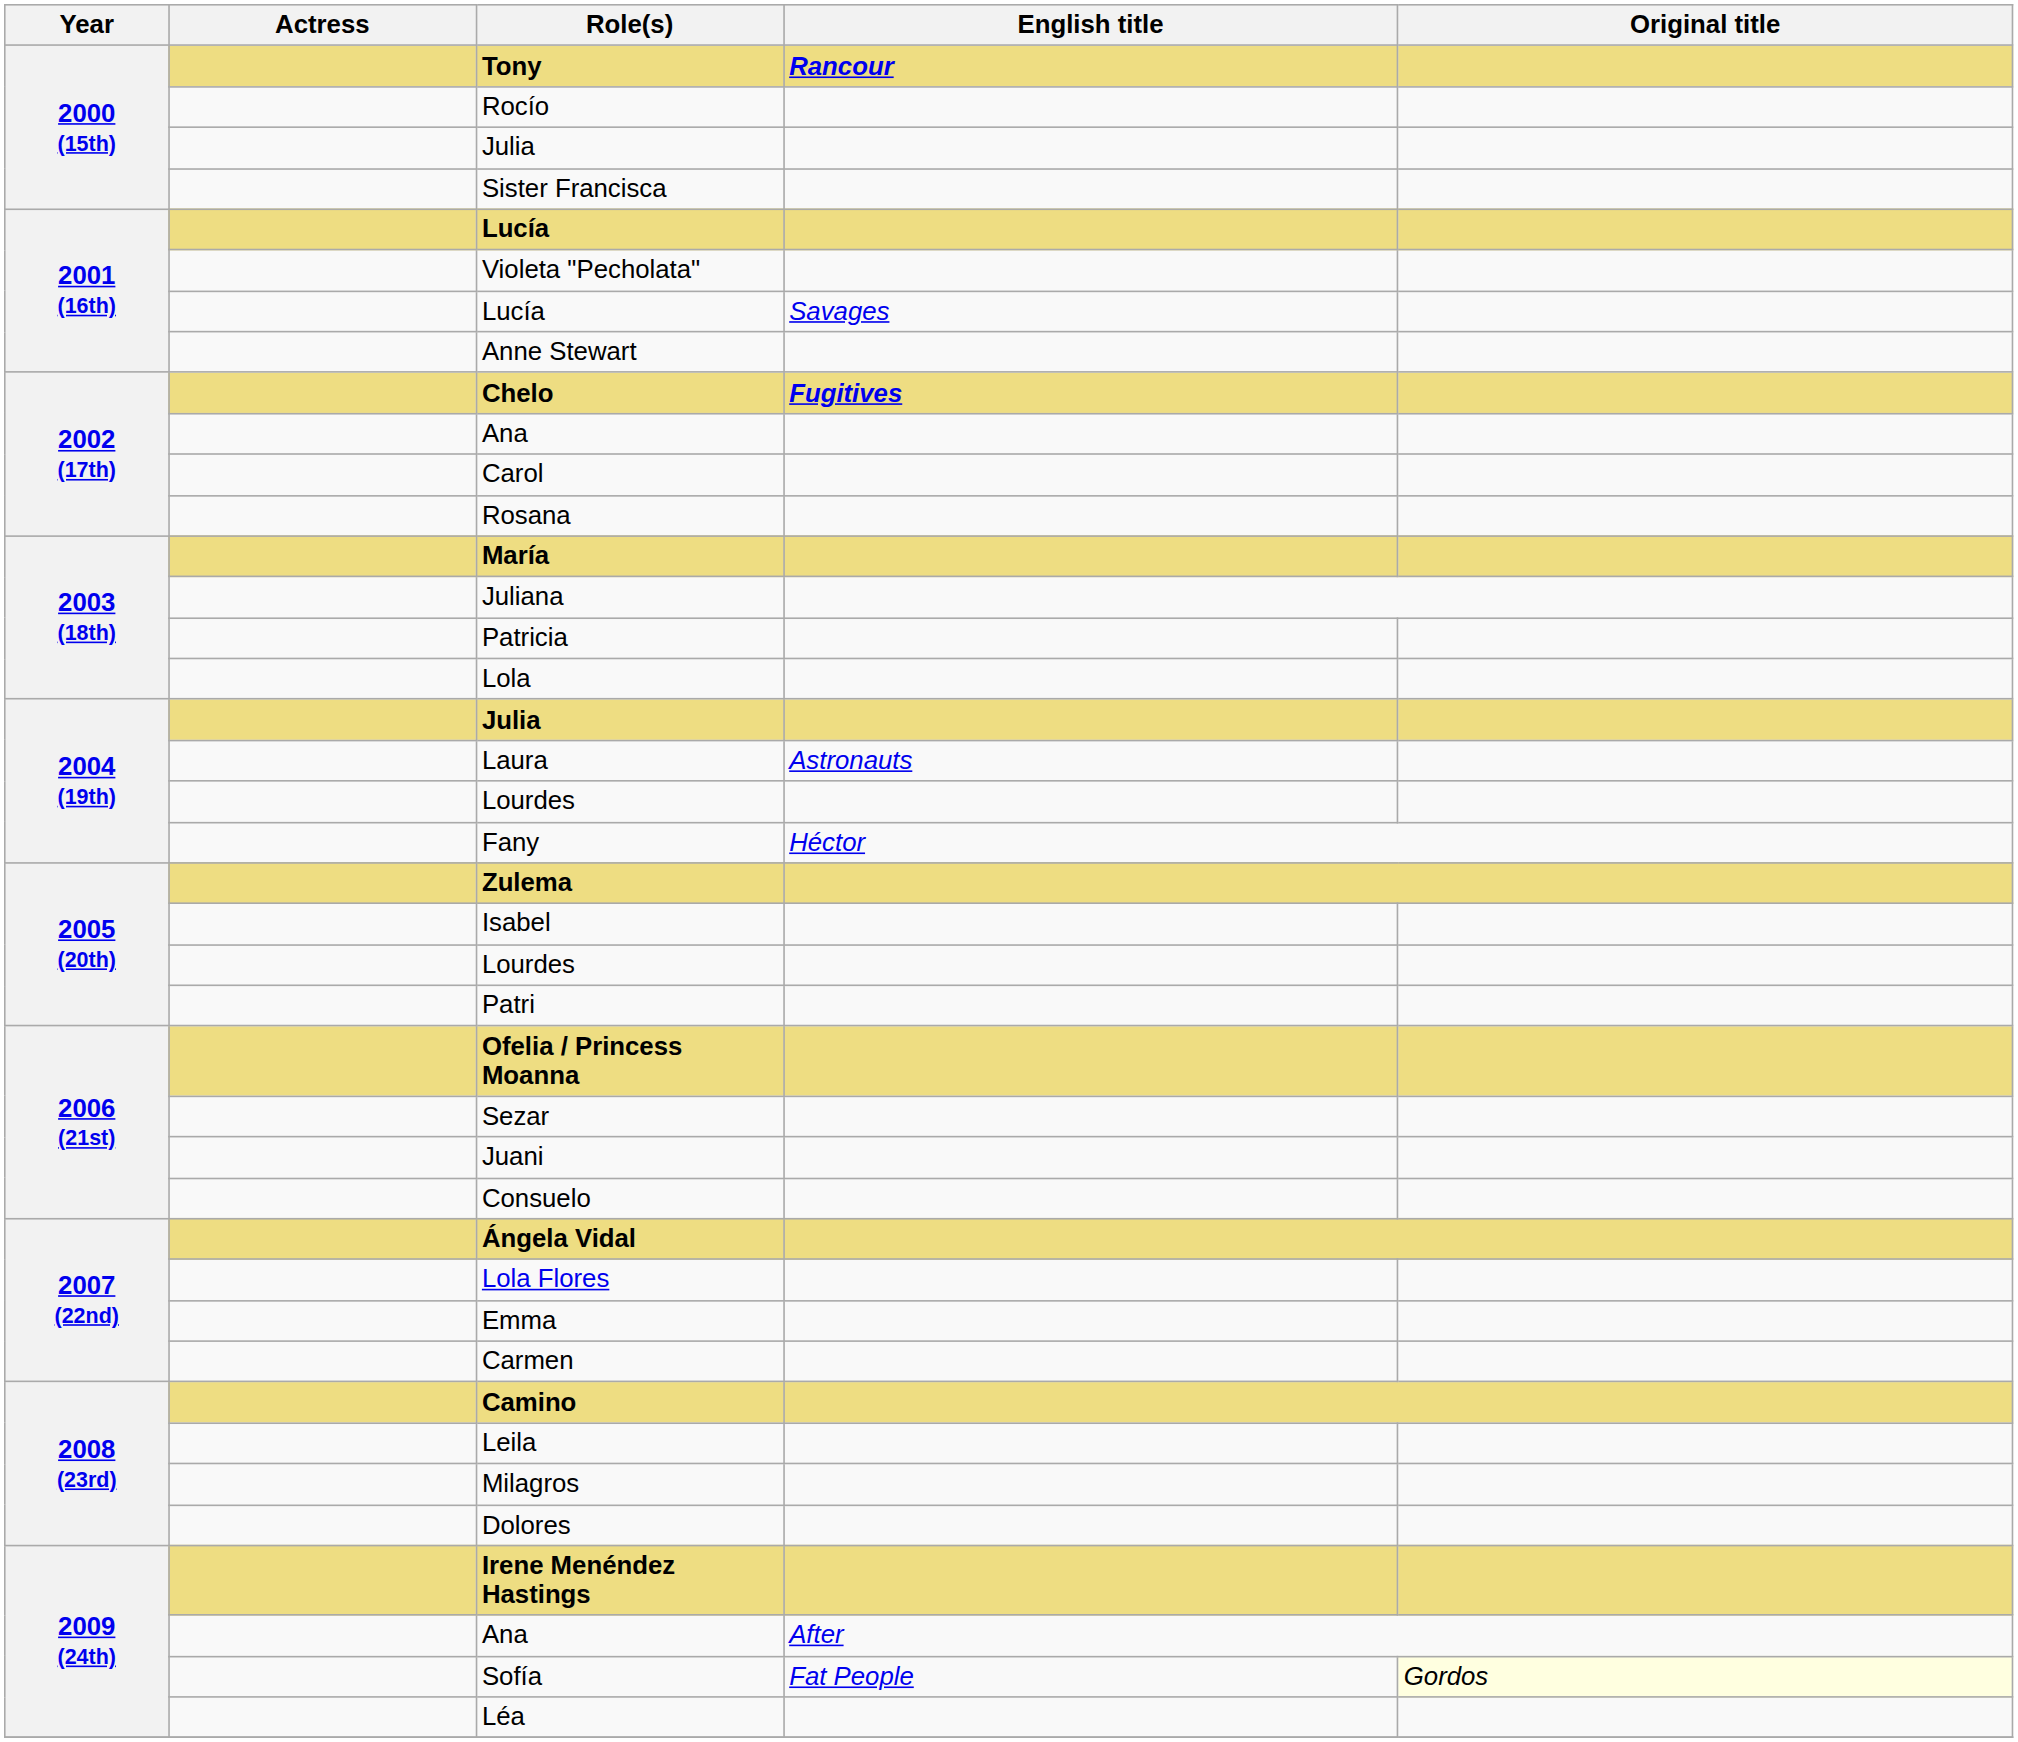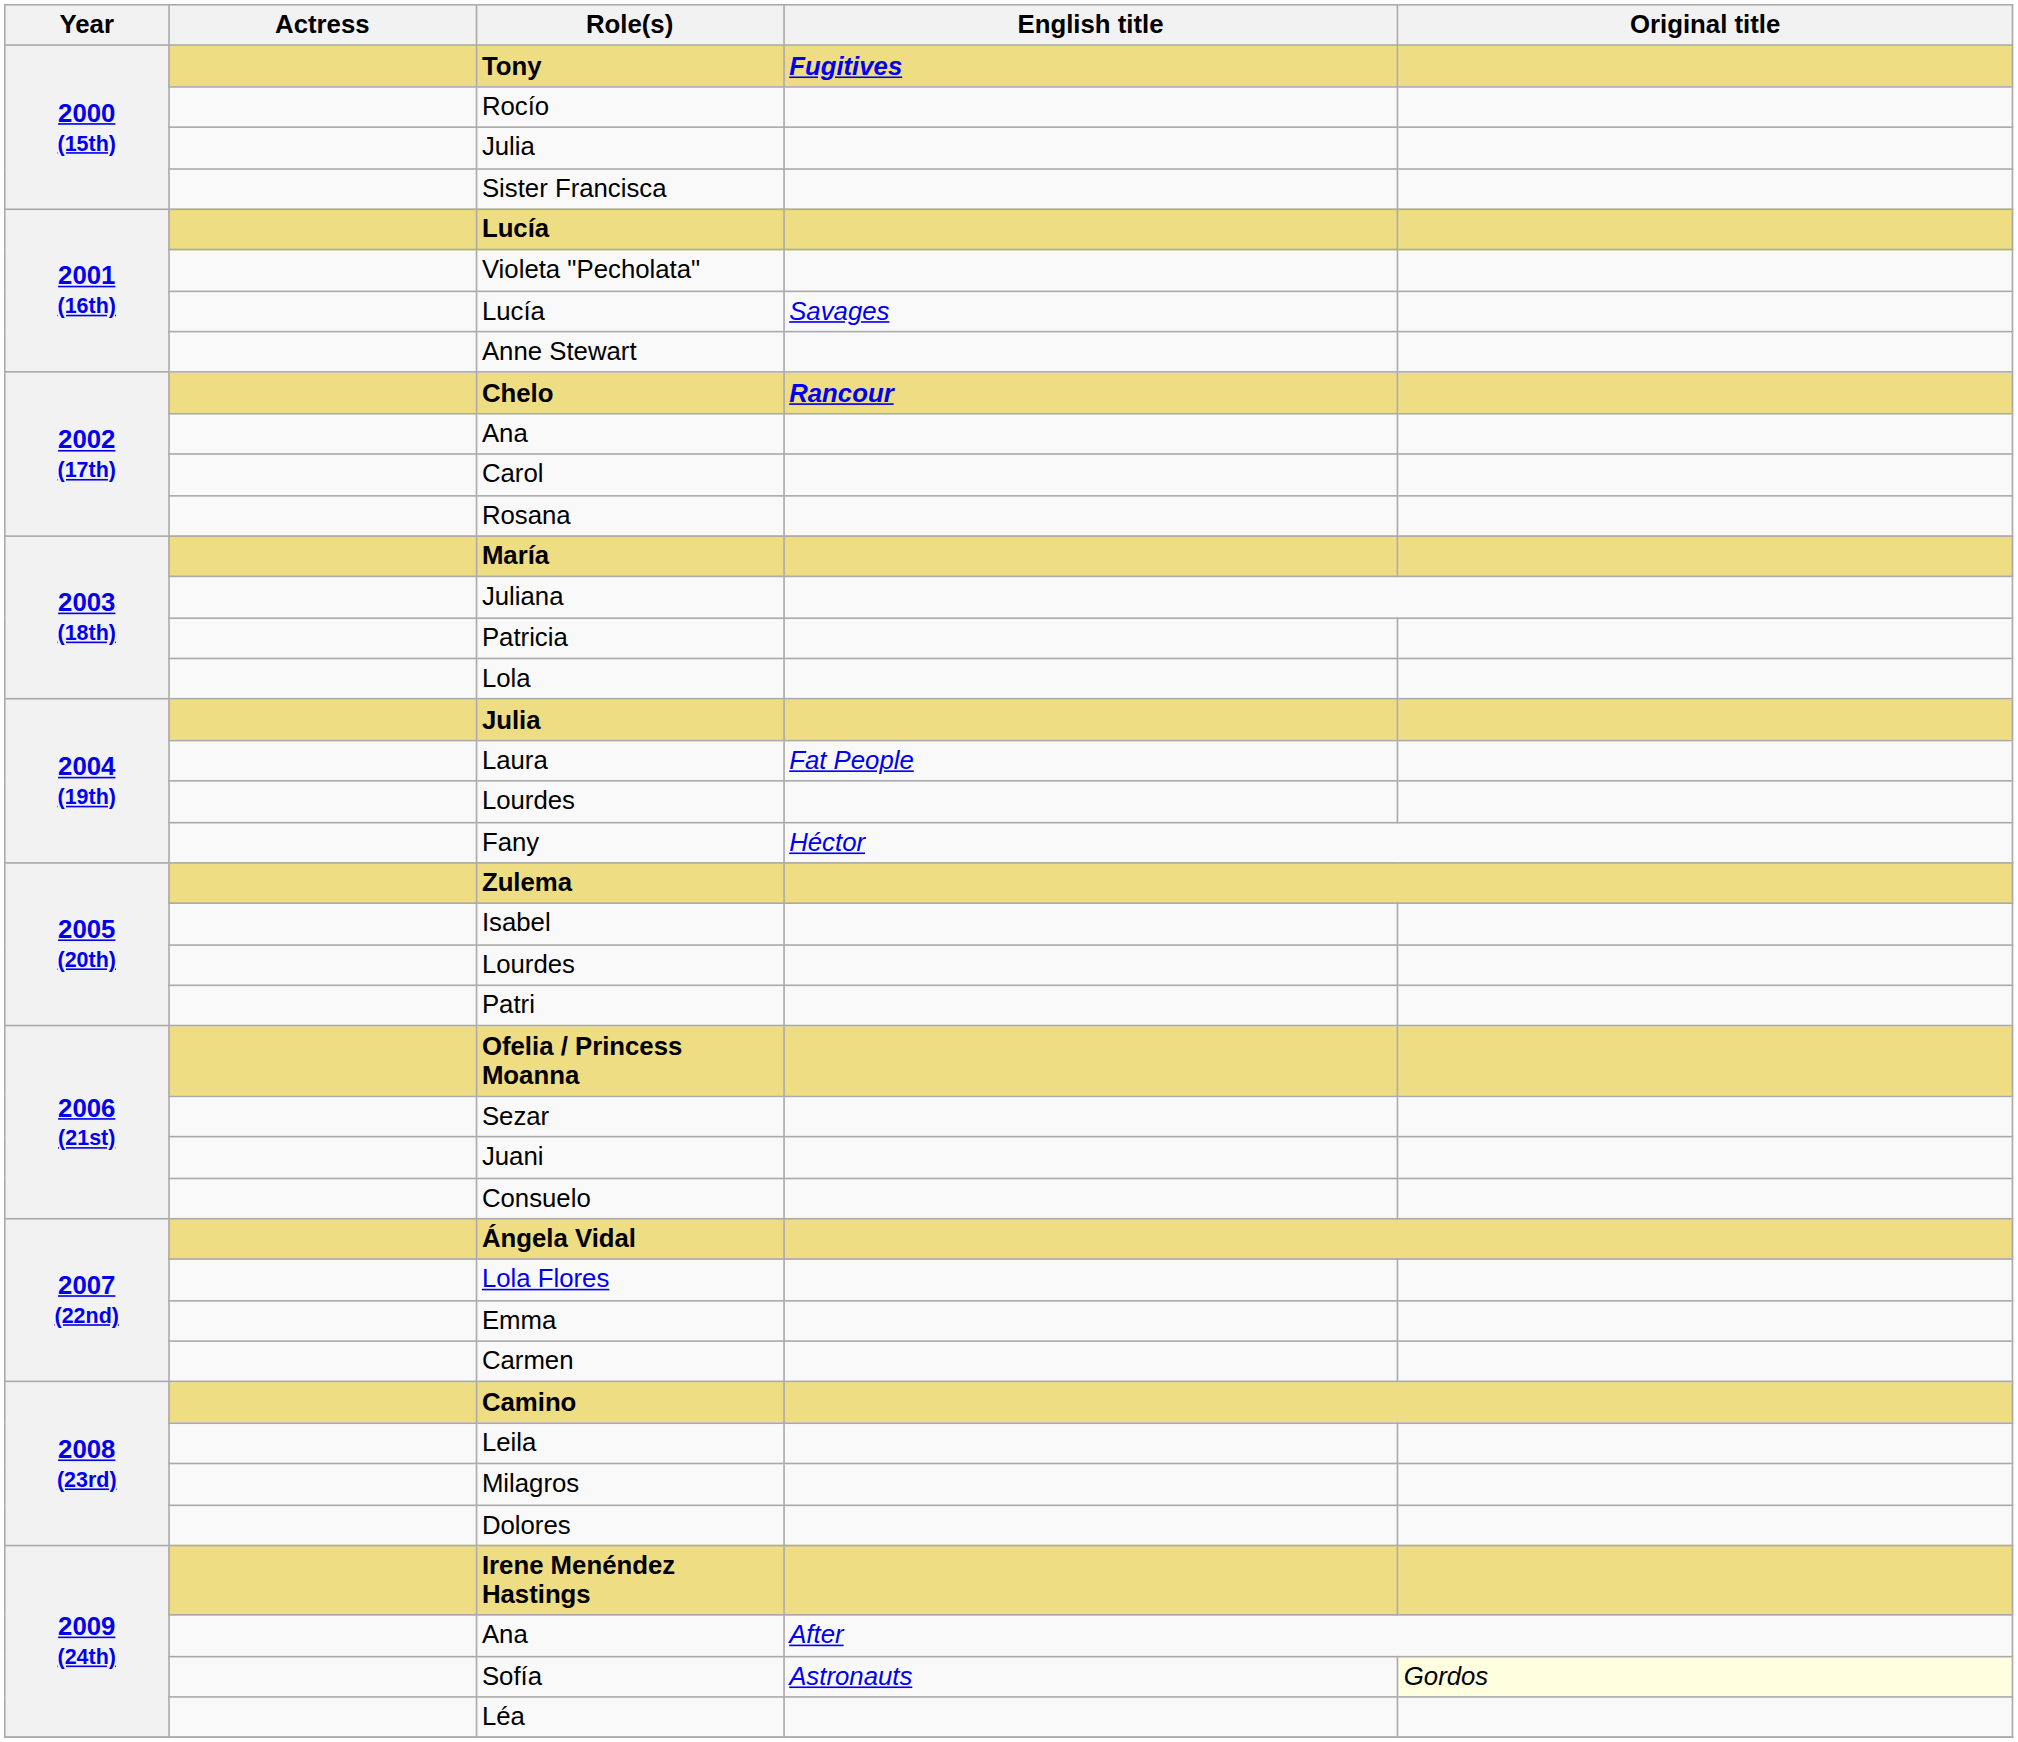(841, 65) Rancour -> (846, 65) Fugitives
(846, 392) Fugitives -> (841, 392) Rancour
(851, 760) Astronauts -> (851, 760) Fat People
(851, 1676) Fat People -> (851, 1676) Astronauts
